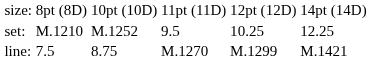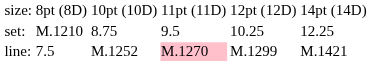(114, 30) M.1252 -> (104, 30) 8.75
(104, 51) 8.75 -> (114, 51) M.1252
(185, 51) no background -> (185, 51) pink background
